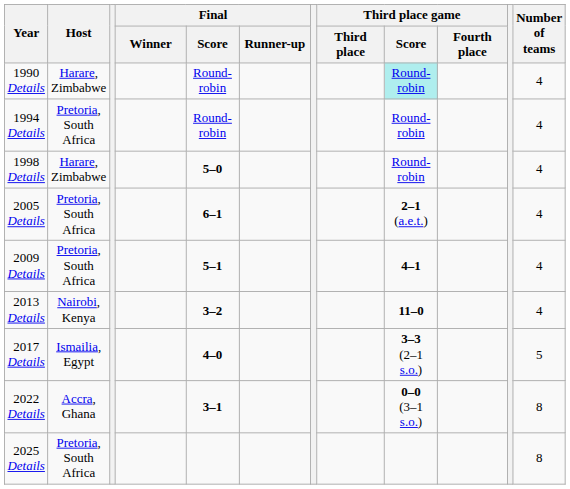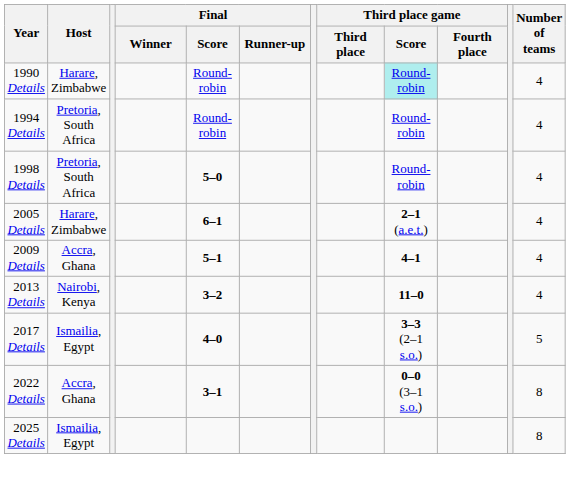(79, 169) Harare, Zimbabwe -> (79, 177) Pretoria, South Africa
(79, 214) Pretoria, South Africa -> (79, 221) Harare, Zimbabwe
(79, 266) Pretoria, South Africa -> (79, 258) Accra, Ghana
(79, 458) Pretoria, South Africa -> (79, 435) Ismailia, Egypt
